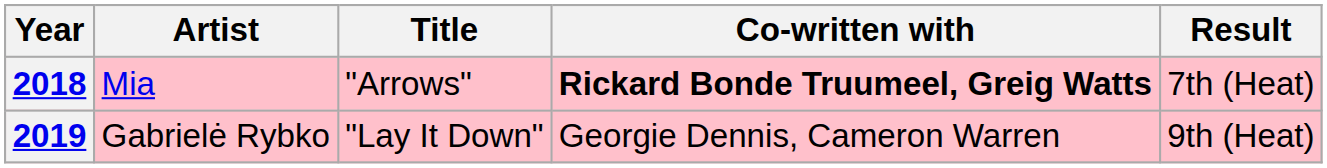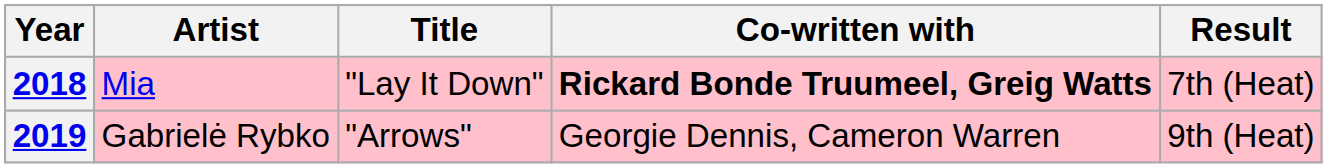(408, 83) "Arrows" -> (444, 83) "Lay It Down"
(444, 135) "Lay It Down" -> (408, 135) "Arrows"
